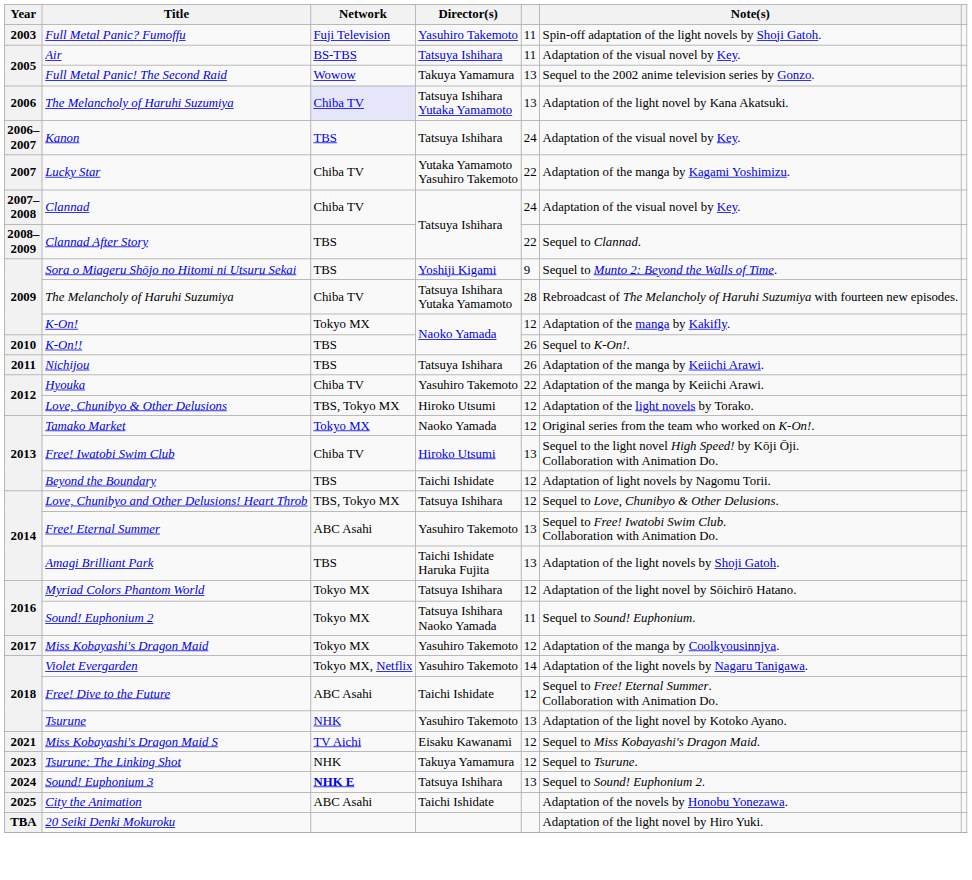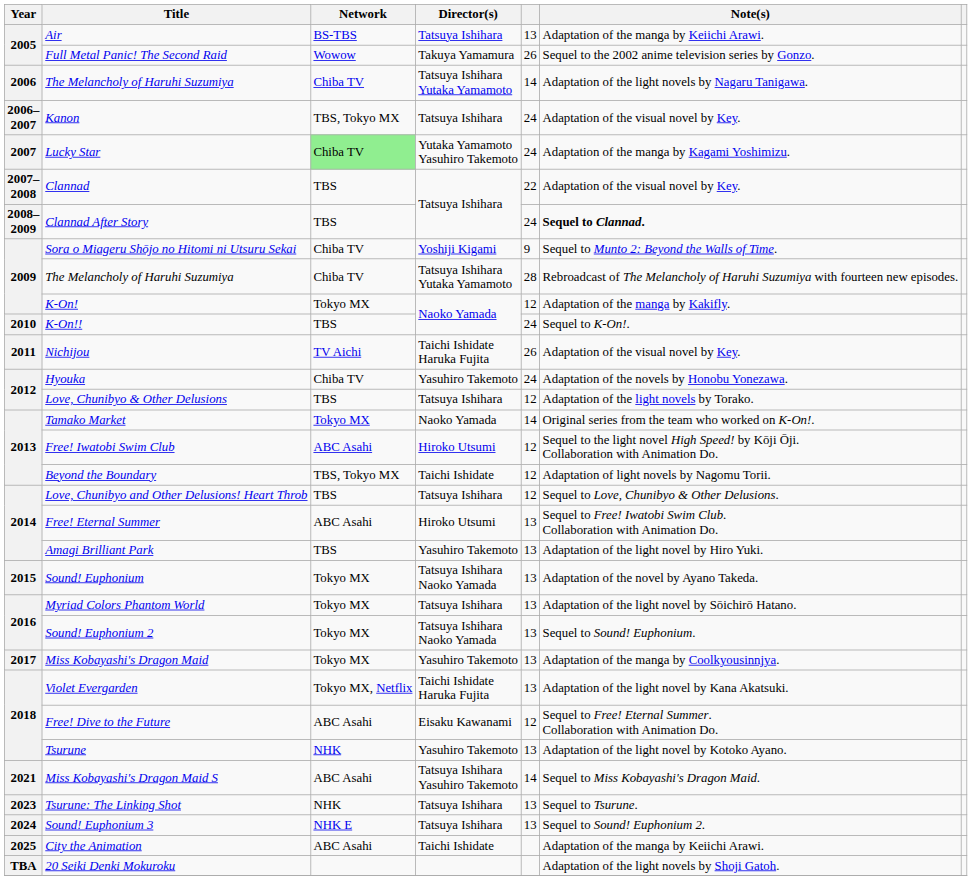- row: (23, 34)
(530, 55) 11 -> (530, 34) 13
(641, 55) Adaptation of the visual novel by Key. -> (653, 34) Adaptation of the manga by Keiichi Arawi.
(530, 75) 13 -> (530, 55) 26
(339, 103) lavender background -> (339, 82) no background
(530, 103) 13 -> (530, 82) 14
(666, 103) Adaptation of the light novel by Kana Akatsuki. -> (675, 82) Adaptation of the light novels by Nagaru Tanigawa.
(325, 137) TBS -> (356, 117) TBS, Tokyo MX
(339, 172) no background -> (339, 152) lightgreen background
(530, 172) 22 -> (530, 152) 24
(339, 207) Chiba TV -> (325, 186) TBS
(530, 207) 24 -> (530, 186) 22
(530, 241) 22 -> (530, 221) 24
(592, 241) normal -> (594, 221) bold
(325, 269) TBS -> (339, 249) Chiba TV
(530, 344) 26 -> (530, 324) 24
(325, 364) TBS -> (337, 351) TV Aichi
(460, 364) Tatsuya Ishihara -> (456, 351) Taichi Ishidate Haruka Fujita
(653, 364) Adaptation of the manga by Keiichi Arawi. -> (641, 351) Adaptation of the visual novel by Key.
(530, 385) 22 -> (530, 379) 24
(653, 385) Adaptation of the manga by Keiichi Arawi. -> (665, 379) Adaptation of the novels by Honobu Yonezawa.
(356, 405) TBS, Tokyo MX -> (325, 399) TBS
(457, 405) Hiroko Utsumi -> (460, 399) Tatsuya Ishihara
(530, 425) 12 -> (530, 419) 14
(339, 453) Chiba TV -> (343, 447) ABC Asahi
(530, 453) 13 -> (530, 447) 12
(325, 480) TBS -> (356, 474) TBS, Tokyo MX
(356, 501) TBS, Tokyo MX -> (325, 495) TBS
(468, 528) Yasuhiro Takemoto -> (457, 522) Hiroko Utsumi
(456, 563) Taichi Ishidate Haruka Fujita -> (468, 550) Yasuhiro Takemoto
(661, 563) Adaptation of the light novels by Shoji Gatoh. -> (653, 550) Adaptation of the light novel by Hiro Yuki.
+ row: (23, 577)
(530, 590) 12 -> (530, 605) 13
(530, 618) 11 -> (530, 632) 13
(530, 645) 12 -> (530, 660) 13
(468, 666) Yasuhiro Takemoto -> (456, 687) Taichi Ishidate Haruka Fujita
(530, 666) 14 -> (530, 687) 13
(675, 666) Adaptation of the light novels by Nagaru Tanigawa. -> (666, 687) Adaptation of the light novel by Kana Akatsuki.
(456, 693) Taichi Ishidate -> (465, 722) Eisaku Kawanami
(337, 741) TV Aichi -> (343, 777) ABC Asahi
(465, 741) Eisaku Kawanami -> (468, 777) Tatsuya Ishihara Yasuhiro Takemoto
(530, 741) 12 -> (530, 777) 14
(466, 761) Takuya Yamamura -> (460, 804) Tatsuya Ishihara
(530, 761) 12 -> (530, 804) 13
(334, 782) bold -> (333, 825) normal
(665, 802) Adaptation of the novels by Honobu Yonezawa. -> (653, 845) Adaptation of the manga by Keiichi Arawi.
(653, 822) Adaptation of the light novel by Hiro Yuki. -> (661, 865) Adaptation of the light novels by Shoji Gatoh.
